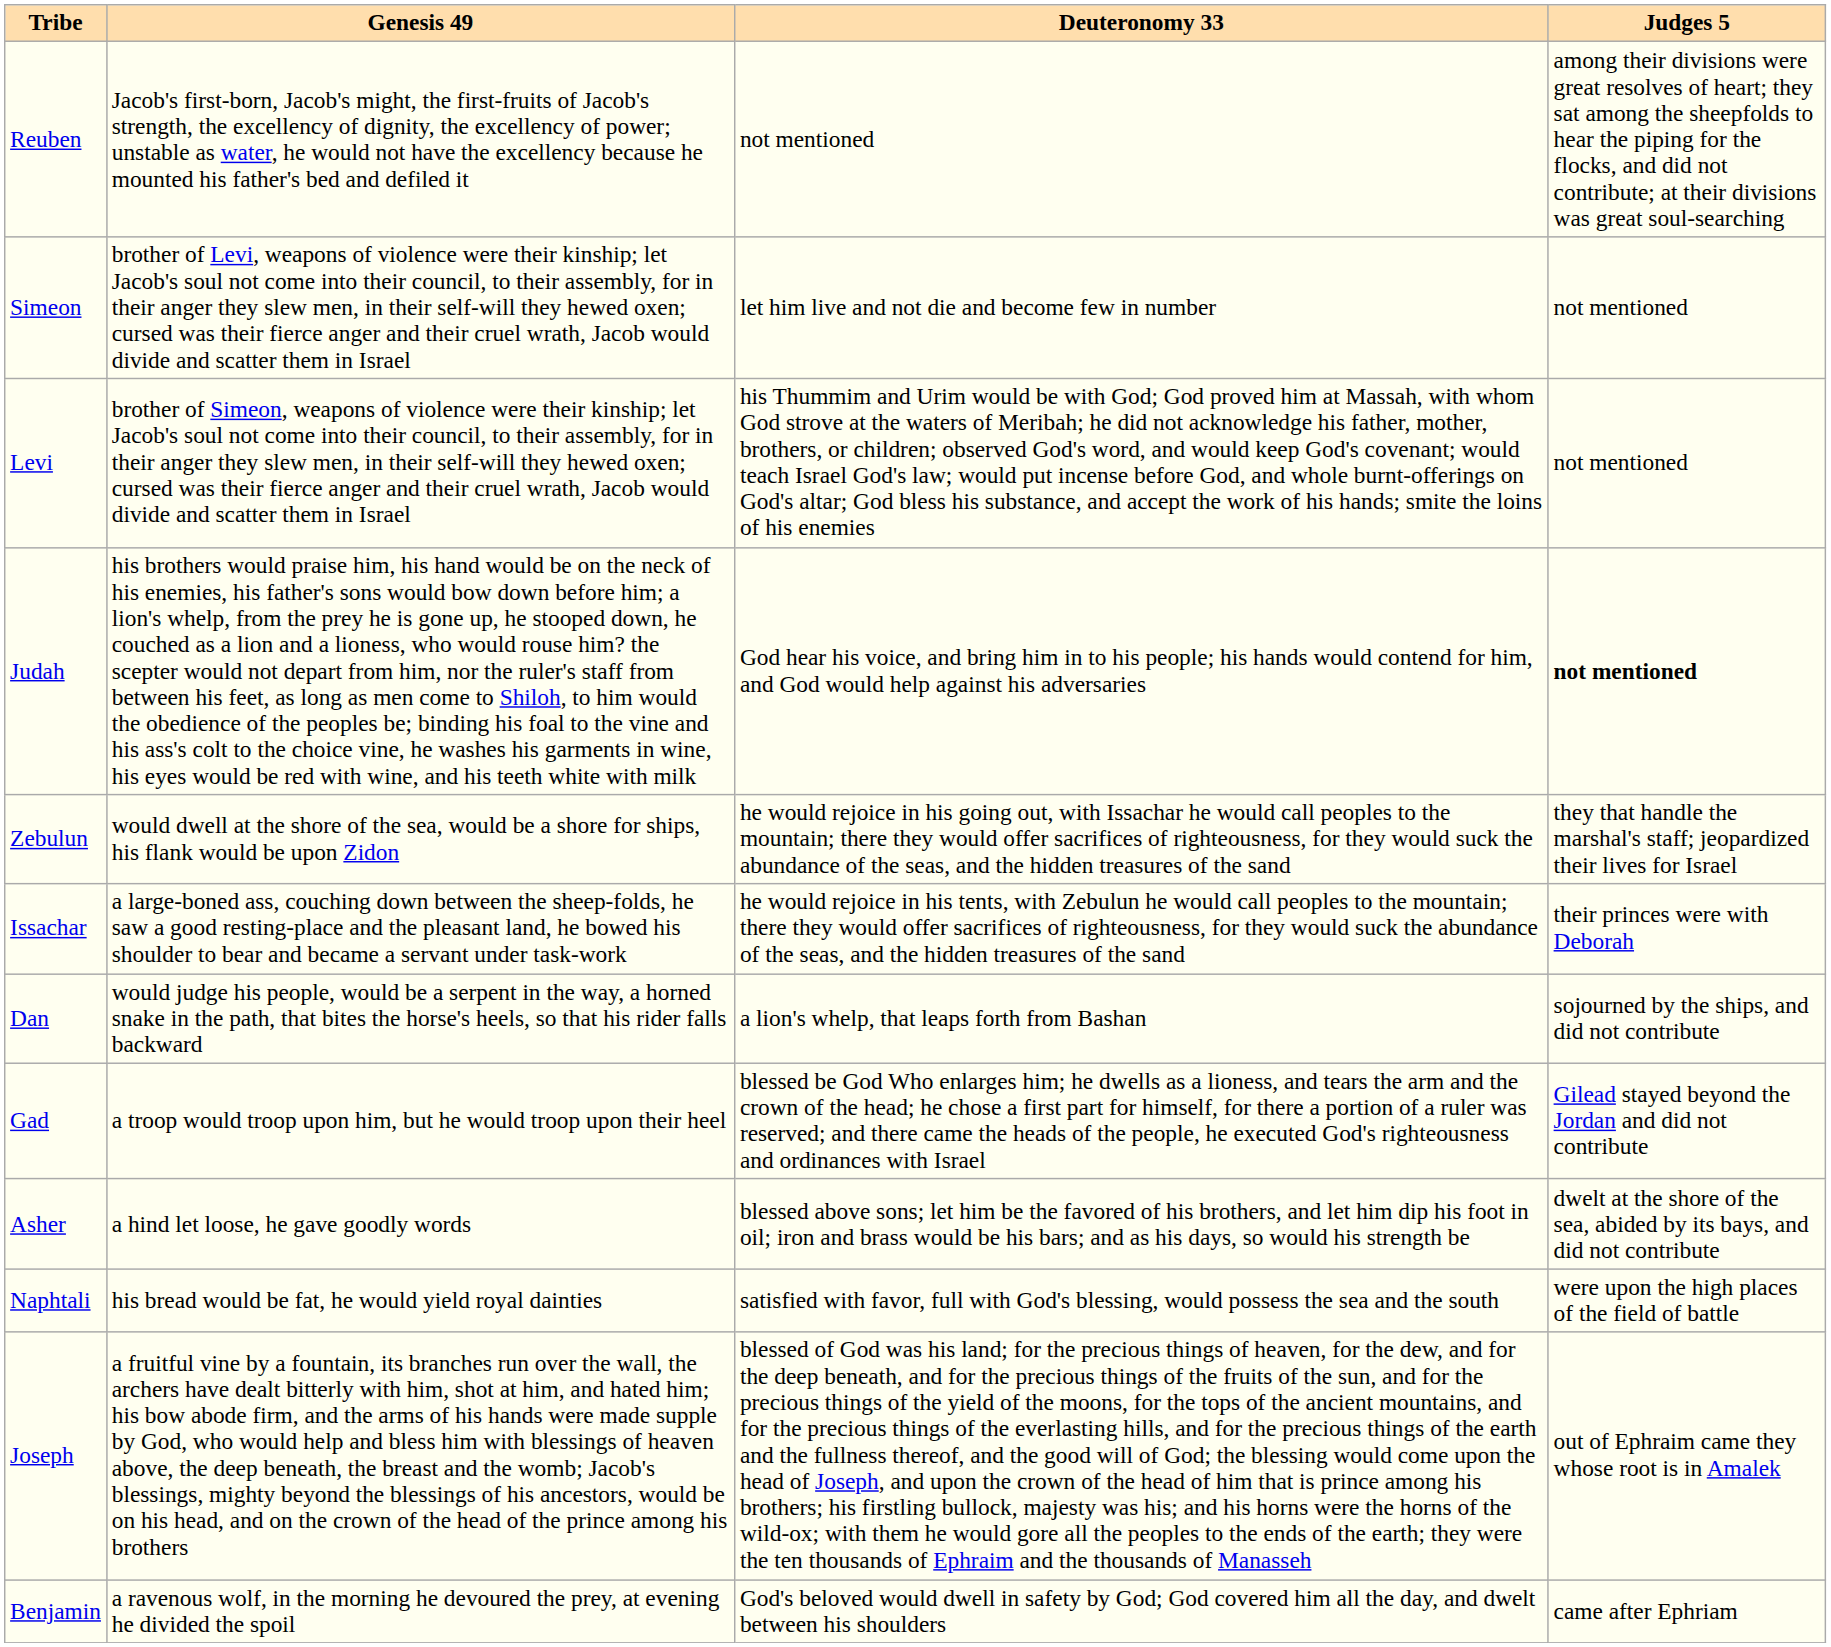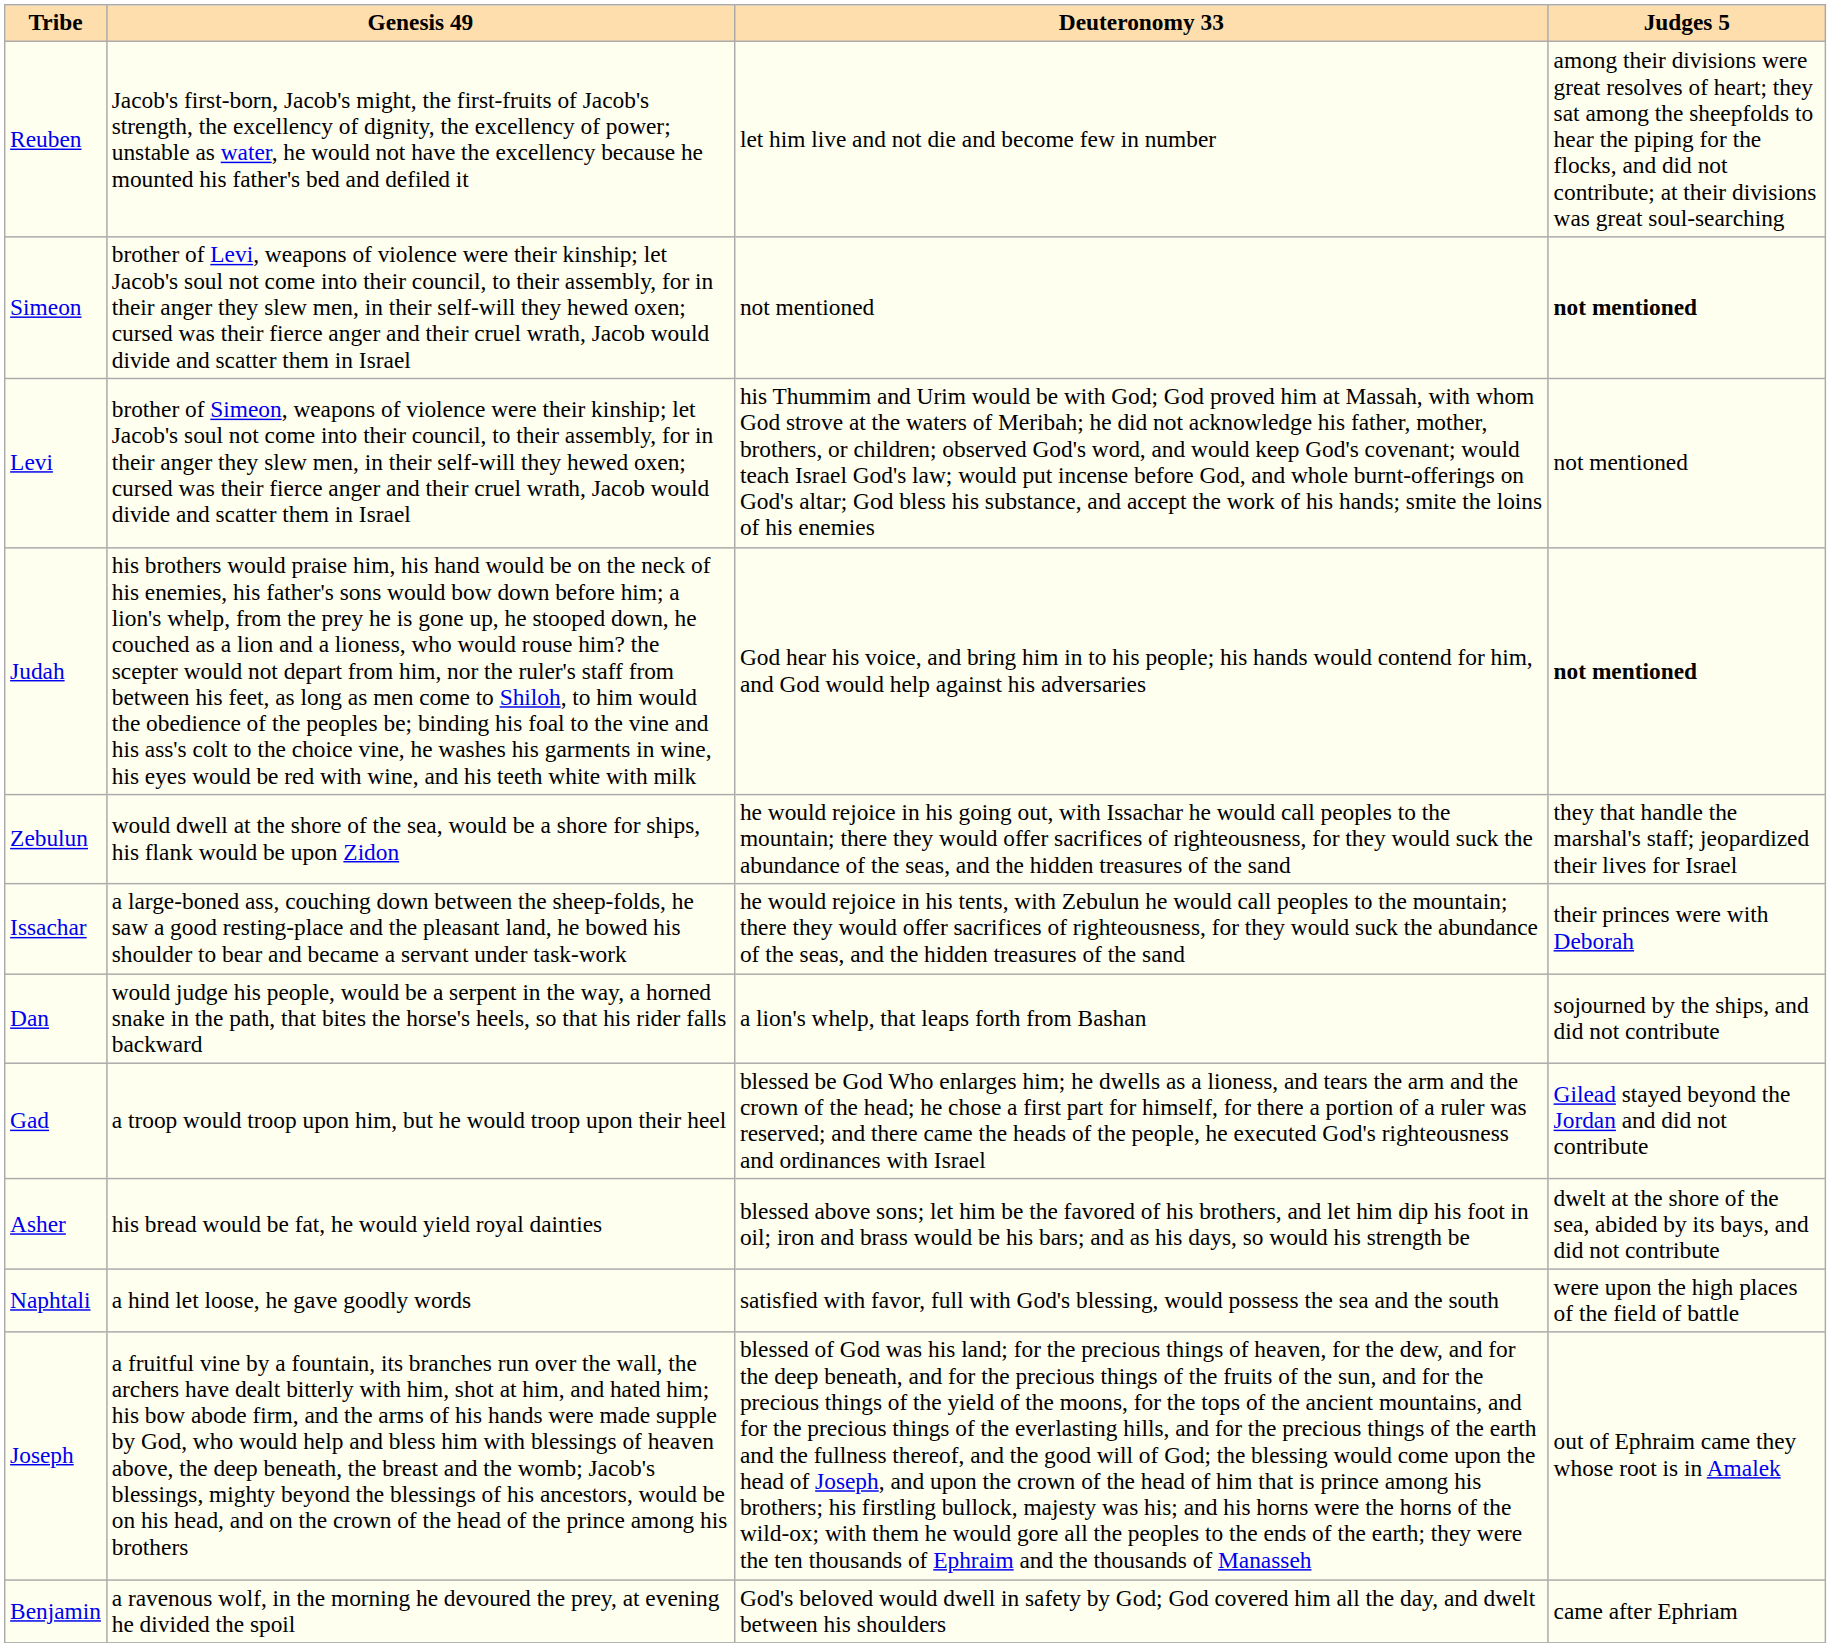(807, 138) not mentioned -> (978, 138) let him live and not die and become few in number
(978, 307) let him live and not die and become few in number -> (807, 307) not mentioned
(1621, 307) normal -> (1625, 307) bold
(291, 1223) a hind let loose, he gave goodly words -> (357, 1223) his bread would be fat, he would yield royal dainties
(357, 1300) his bread would be fat, he would yield royal dainties -> (291, 1300) a hind let loose, he gave goodly words
